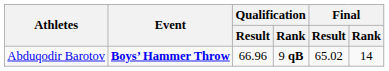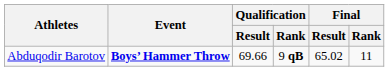(253, 56) 66.96 -> (253, 56) 69.66
(366, 56) 14 -> (366, 56) 11
